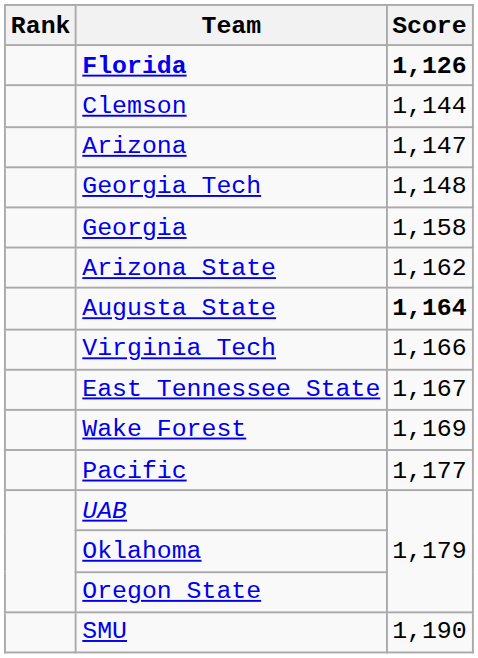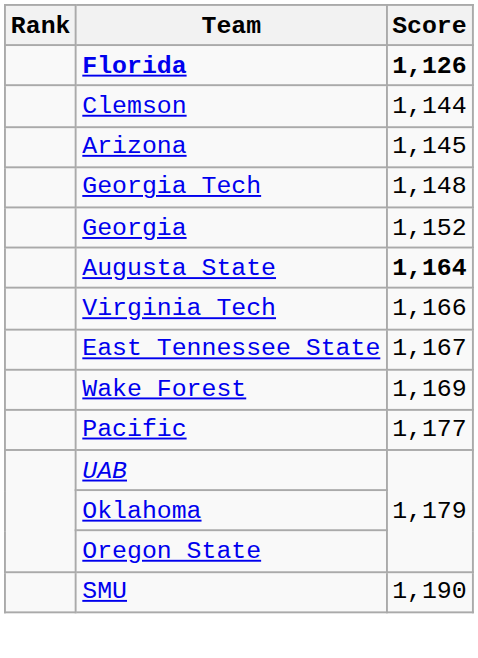(429, 147) 1,147 -> (429, 147) 1,145
(429, 228) 1,158 -> (429, 228) 1,152
- row: (179, 268)
